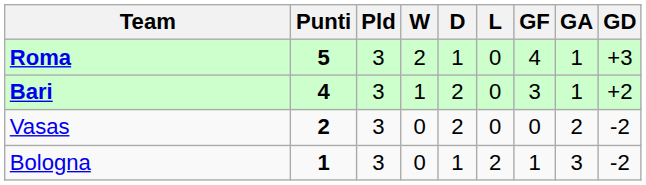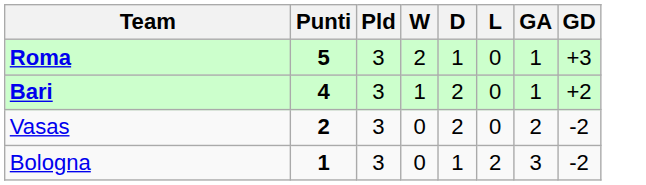- column: (535, 22)
